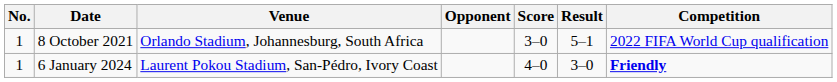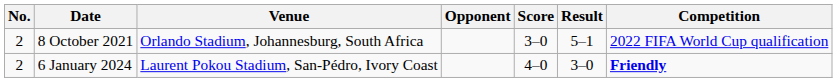(19, 41) 1 -> (19, 41) 2
(19, 65) 1 -> (19, 65) 2
